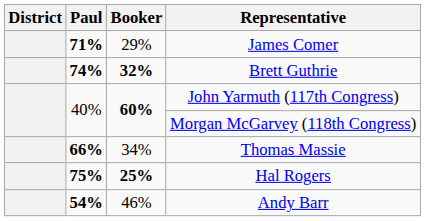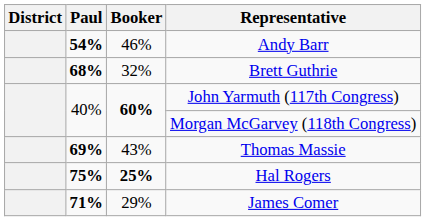rows swapped: (293, 44) <-> (293, 202)
(86, 70) 74% -> (86, 70) 68%
(136, 70) bold -> (136, 70) normal
(86, 149) 66% -> (86, 149) 69%
(136, 149) 34% -> (136, 149) 43%
